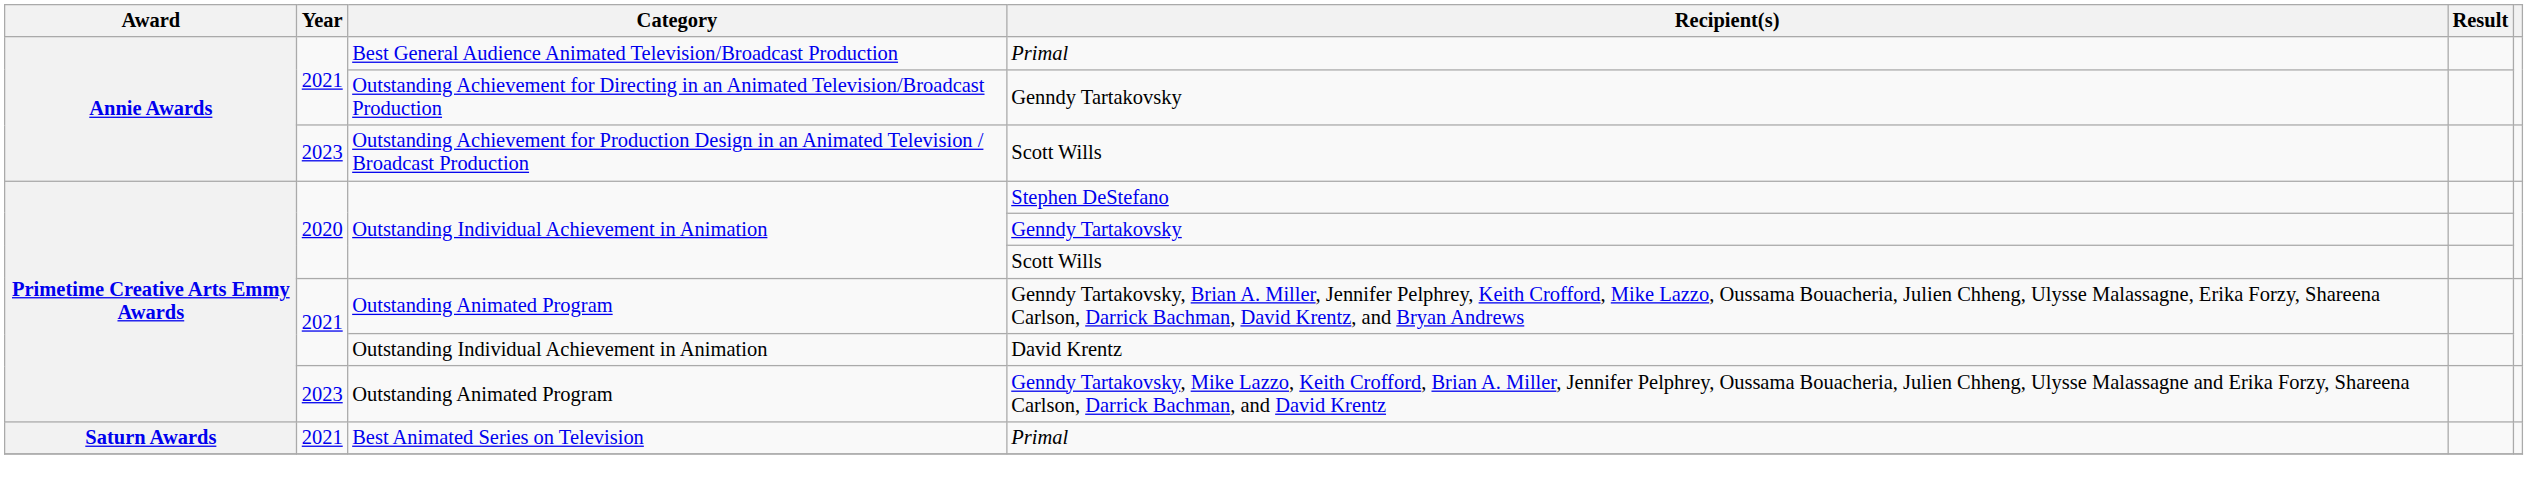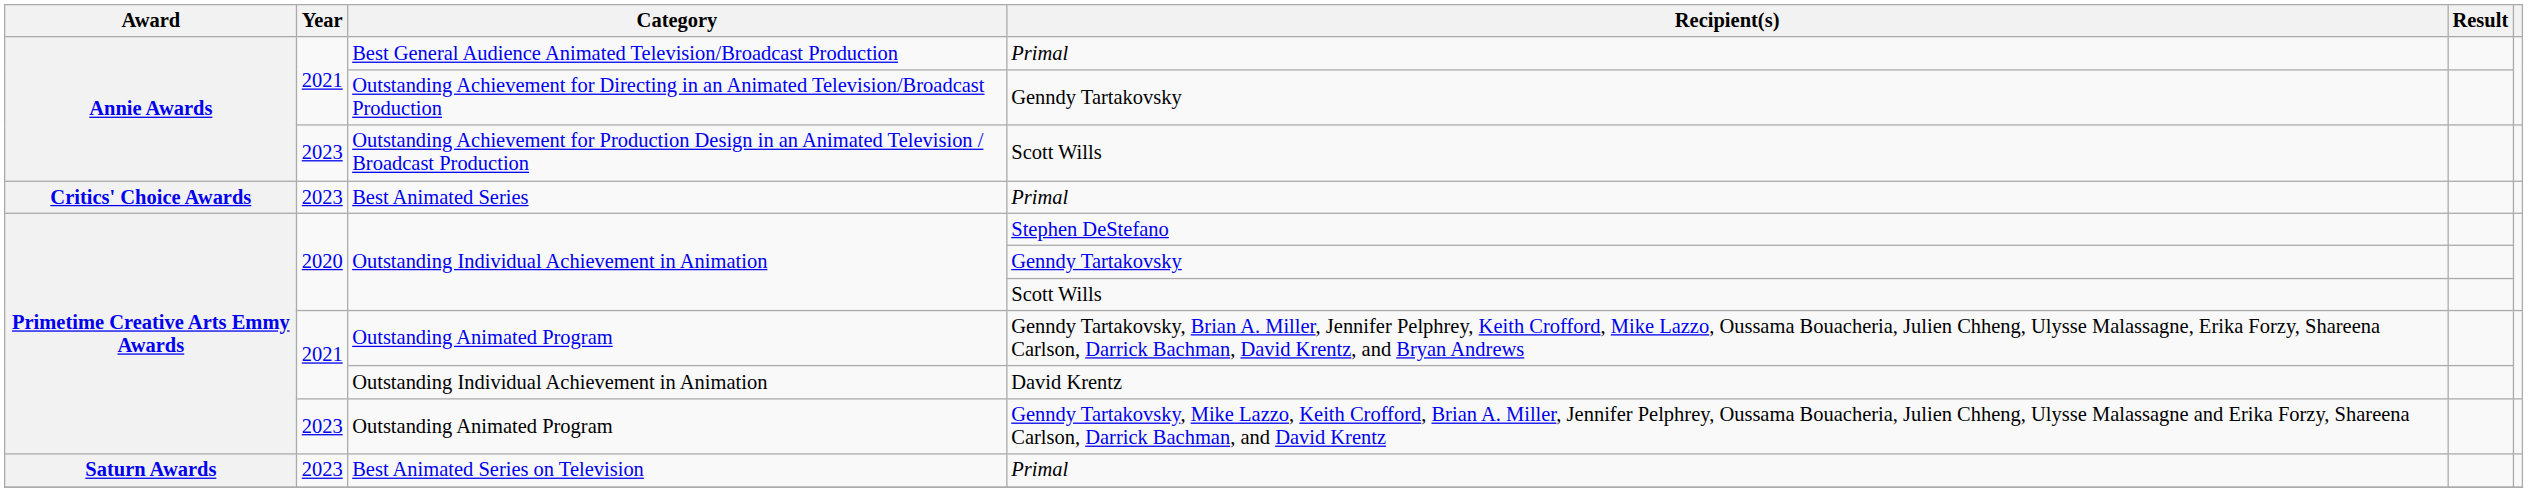+ row: (440, 196)
(322, 437) 2021 -> (322, 470) 2023
